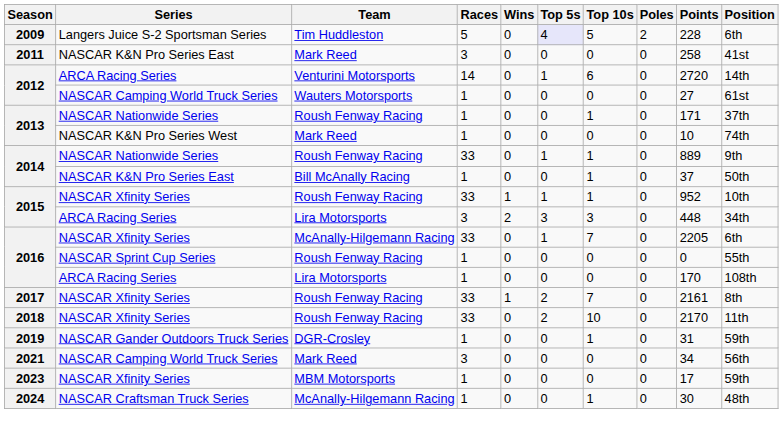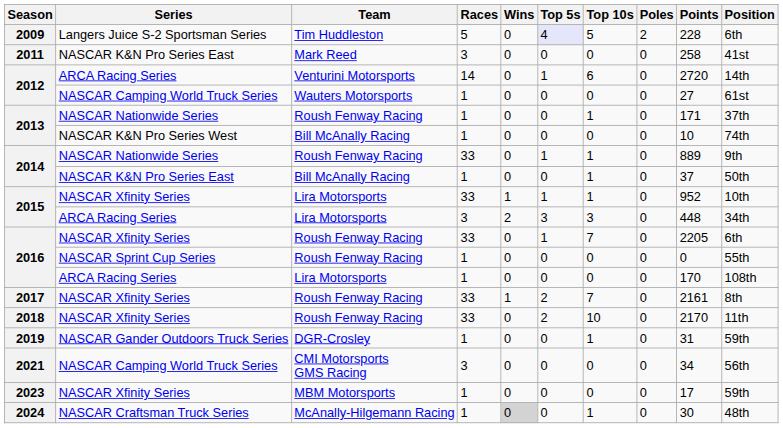(326, 136) Mark Reed -> (352, 136) Bill McAnally Racing
(359, 197) Roush Fenway Racing -> (340, 197) Lira Motorsports
(374, 237) McAnally-Hilgemann Racing -> (359, 237) Roush Fenway Racing
(326, 358) Mark Reed -> (342, 365) CMI Motorsports GMS Racing
(508, 399) no background -> (508, 413) lightgrey background
